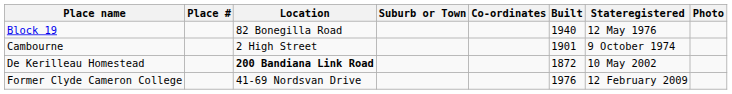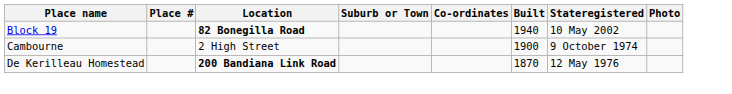(289, 30) normal -> (252, 30) bold
(622, 30) 12 May 1976 -> (584, 30) 10 May 2002
(564, 47) 1901 -> (526, 47) 1900
(564, 64) 1872 -> (526, 64) 1870
(622, 64) 10 May 2002 -> (584, 64) 12 May 1976
- row: (95, 81)
